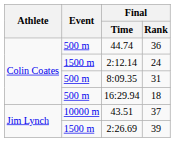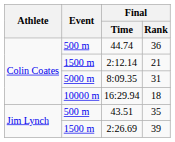(156, 63) 24 -> (156, 63) 21
(76, 79) 500 m -> (79, 79) 5000 m
(76, 96) 500 m -> (82, 96) 10000 m
(82, 112) 10000 m -> (76, 112) 500 m
(156, 112) 37 -> (156, 112) 35
